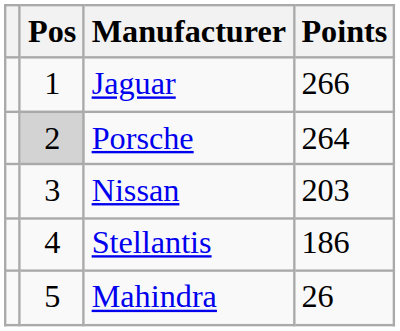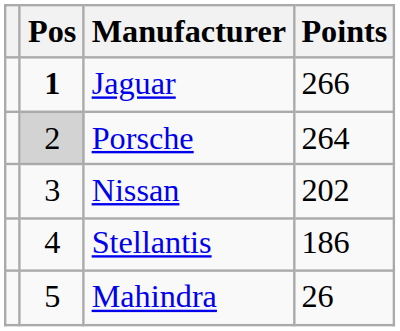(52, 83) normal -> (52, 83) bold
(326, 190) 203 -> (326, 190) 202
